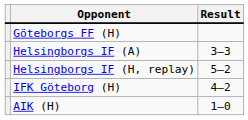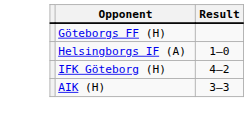(221, 51) 3–3 -> (219, 51) 1–0
- row: (104, 69)
(221, 106) 1–0 -> (219, 87) 3–3
